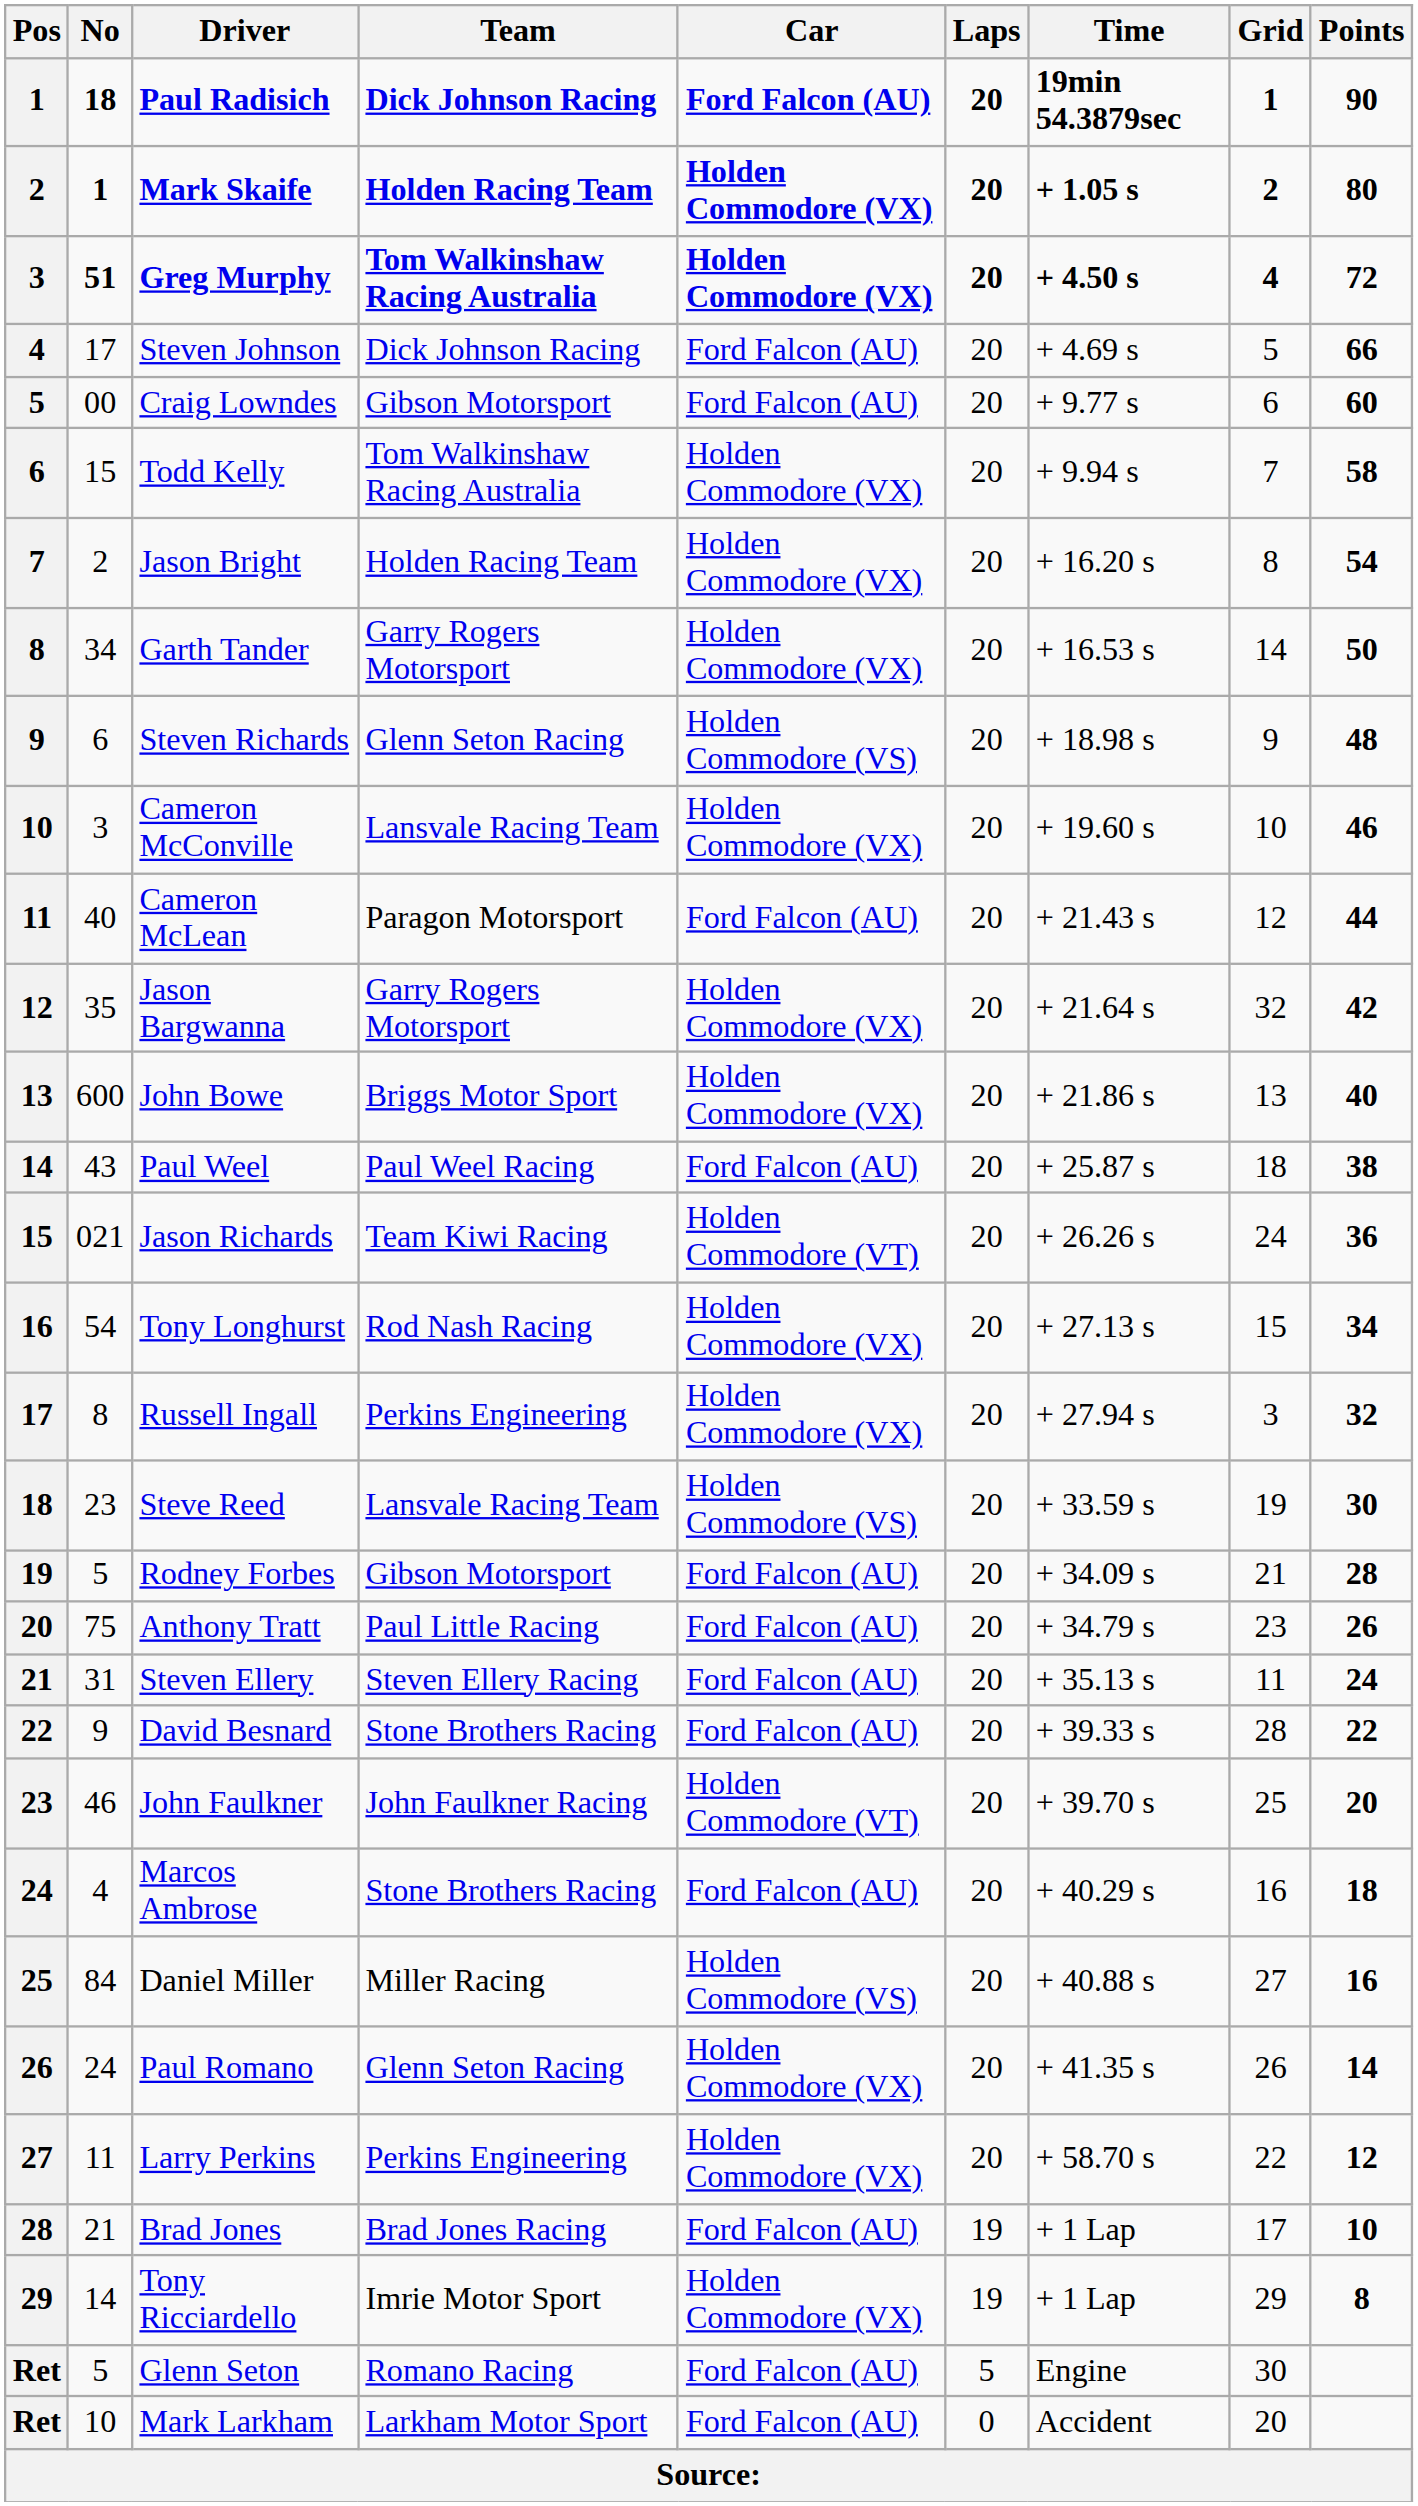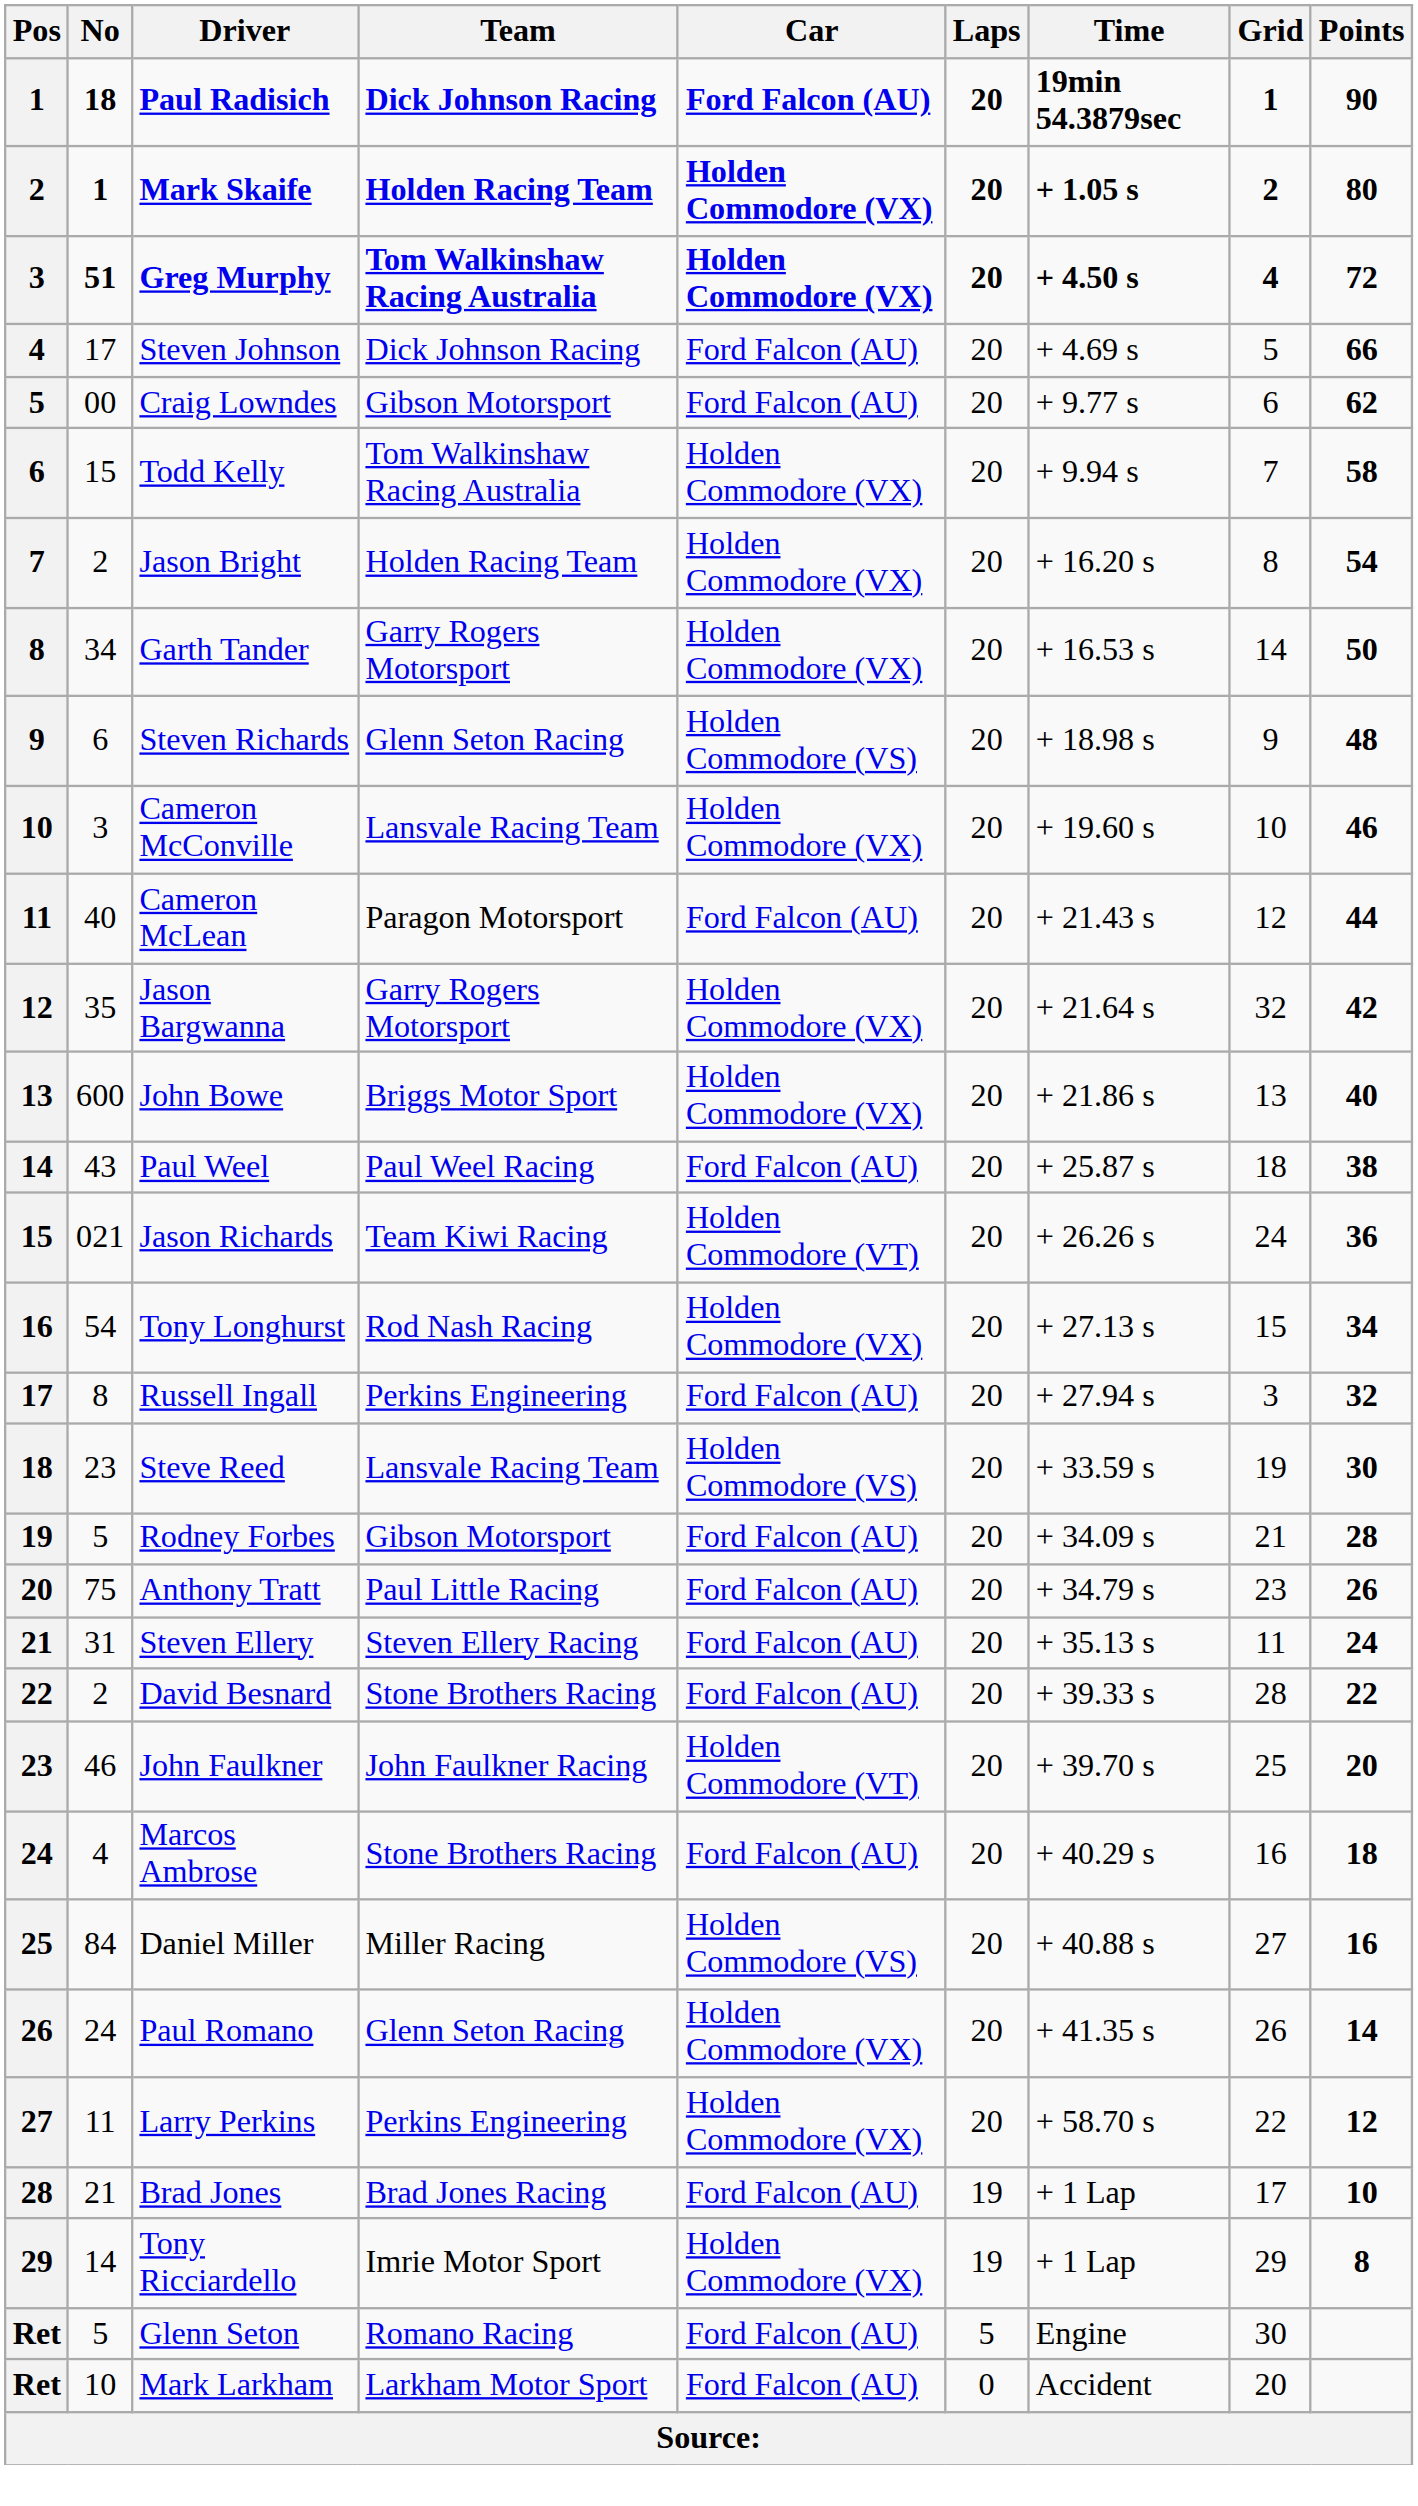(1362, 401) 60 -> (1362, 401) 62
(804, 1415) Holden Commodore (VX) -> (802, 1396) Ford Falcon (AU)
(100, 1731) 9 -> (100, 1694) 2
